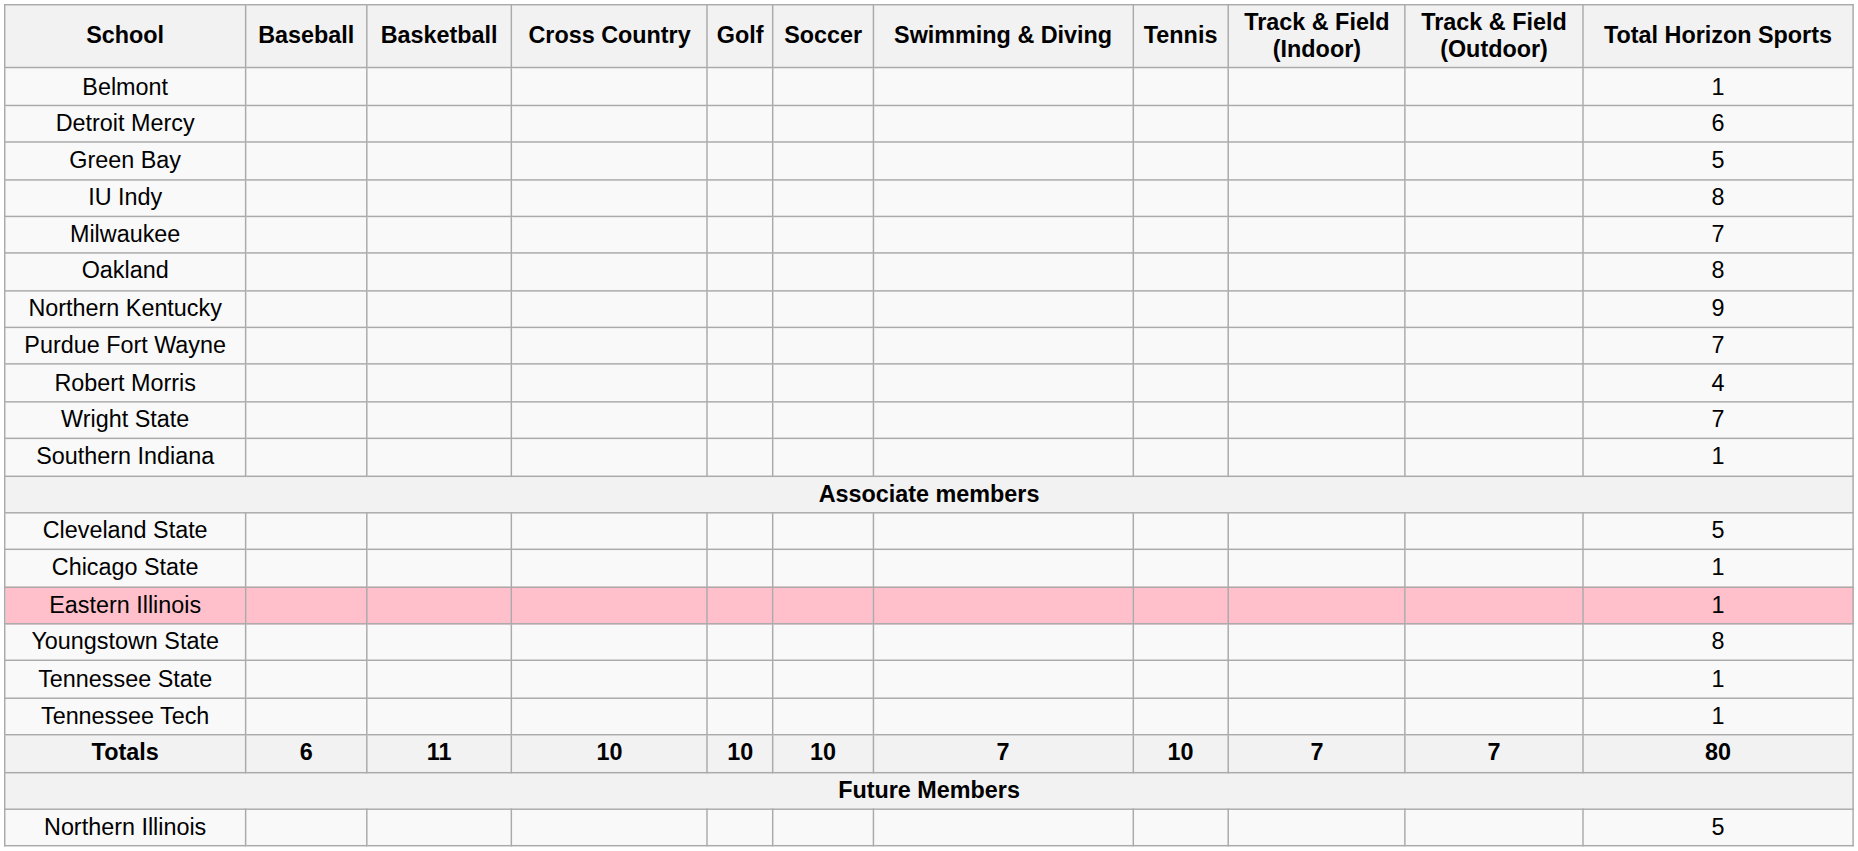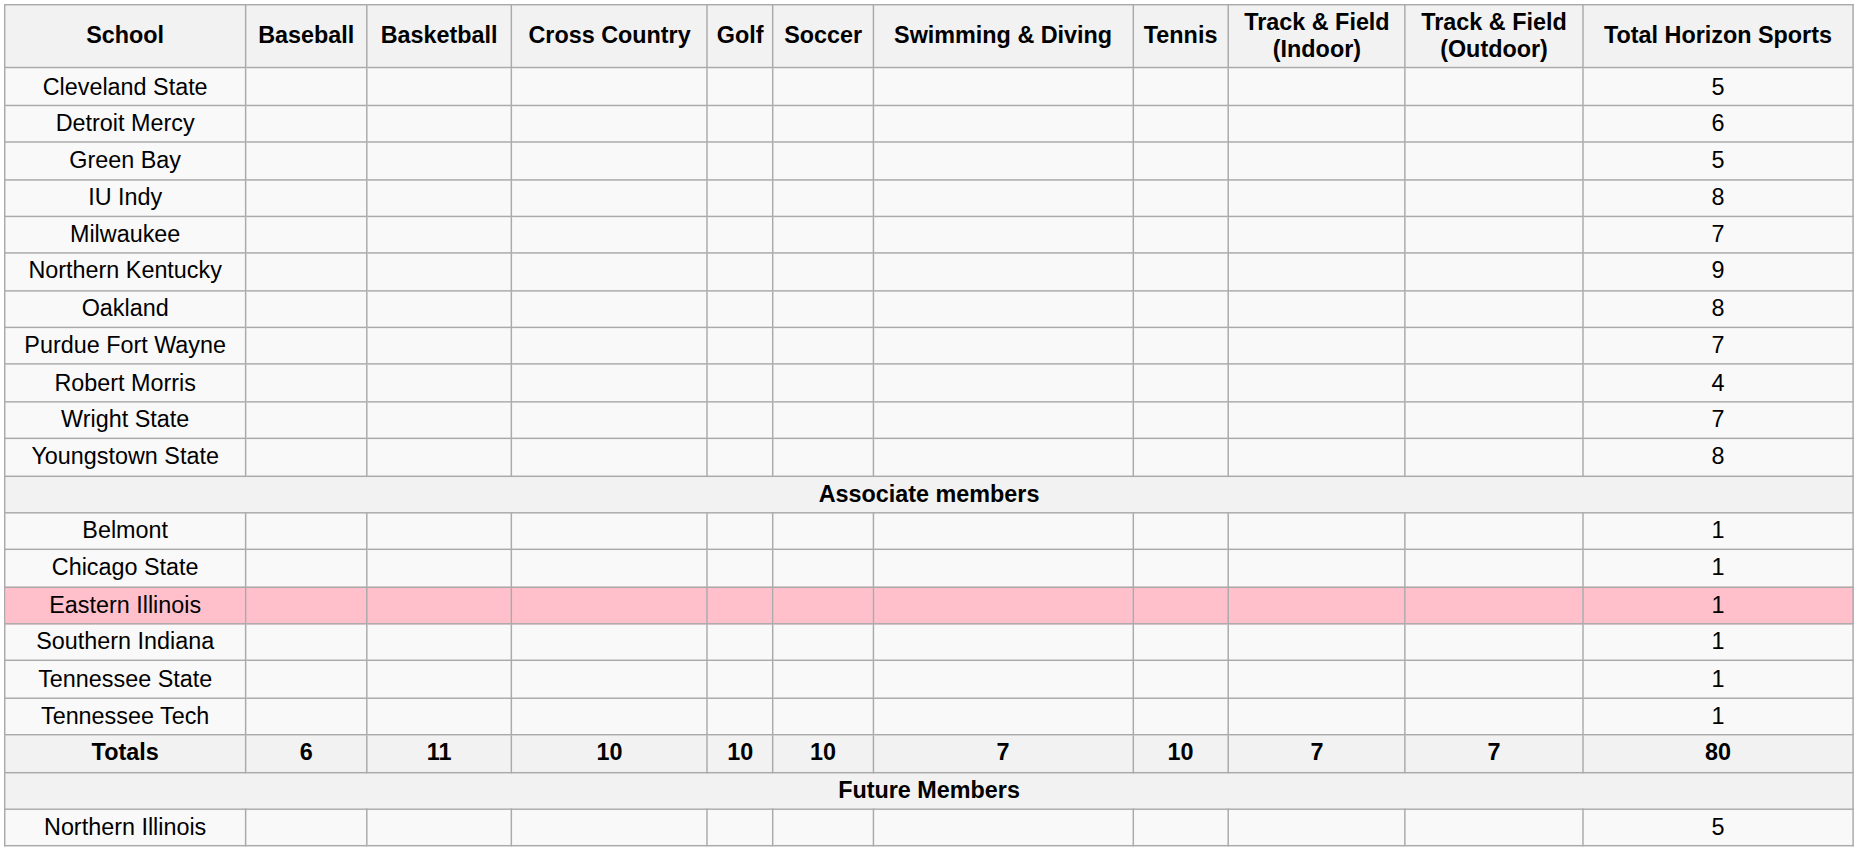rows swapped: (125, 530) <-> (125, 86)
rows swapped: (125, 308) <-> (125, 271)
rows swapped: (125, 642) <-> (125, 456)
